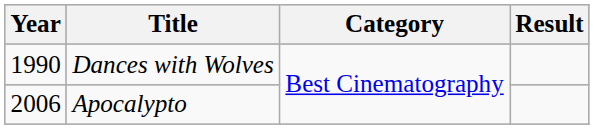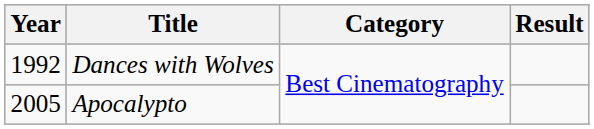(36, 64) 1990 -> (36, 64) 1992
(36, 104) 2006 -> (36, 104) 2005
